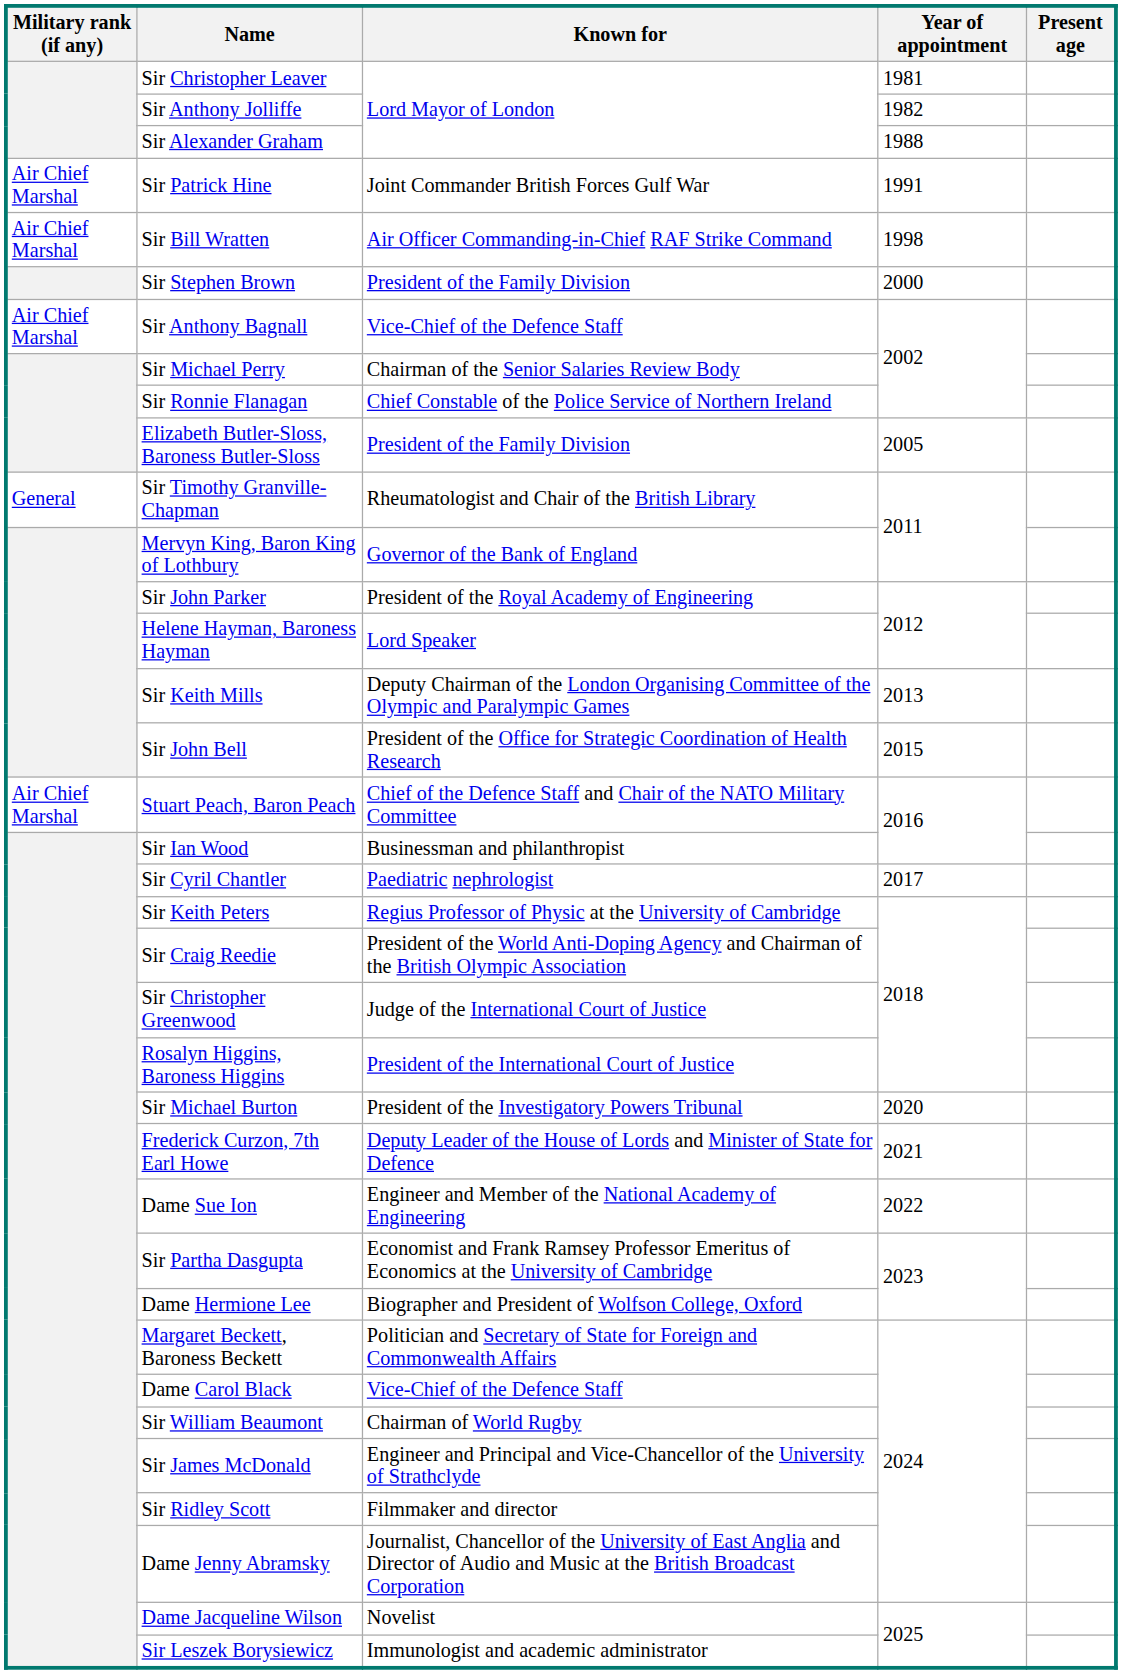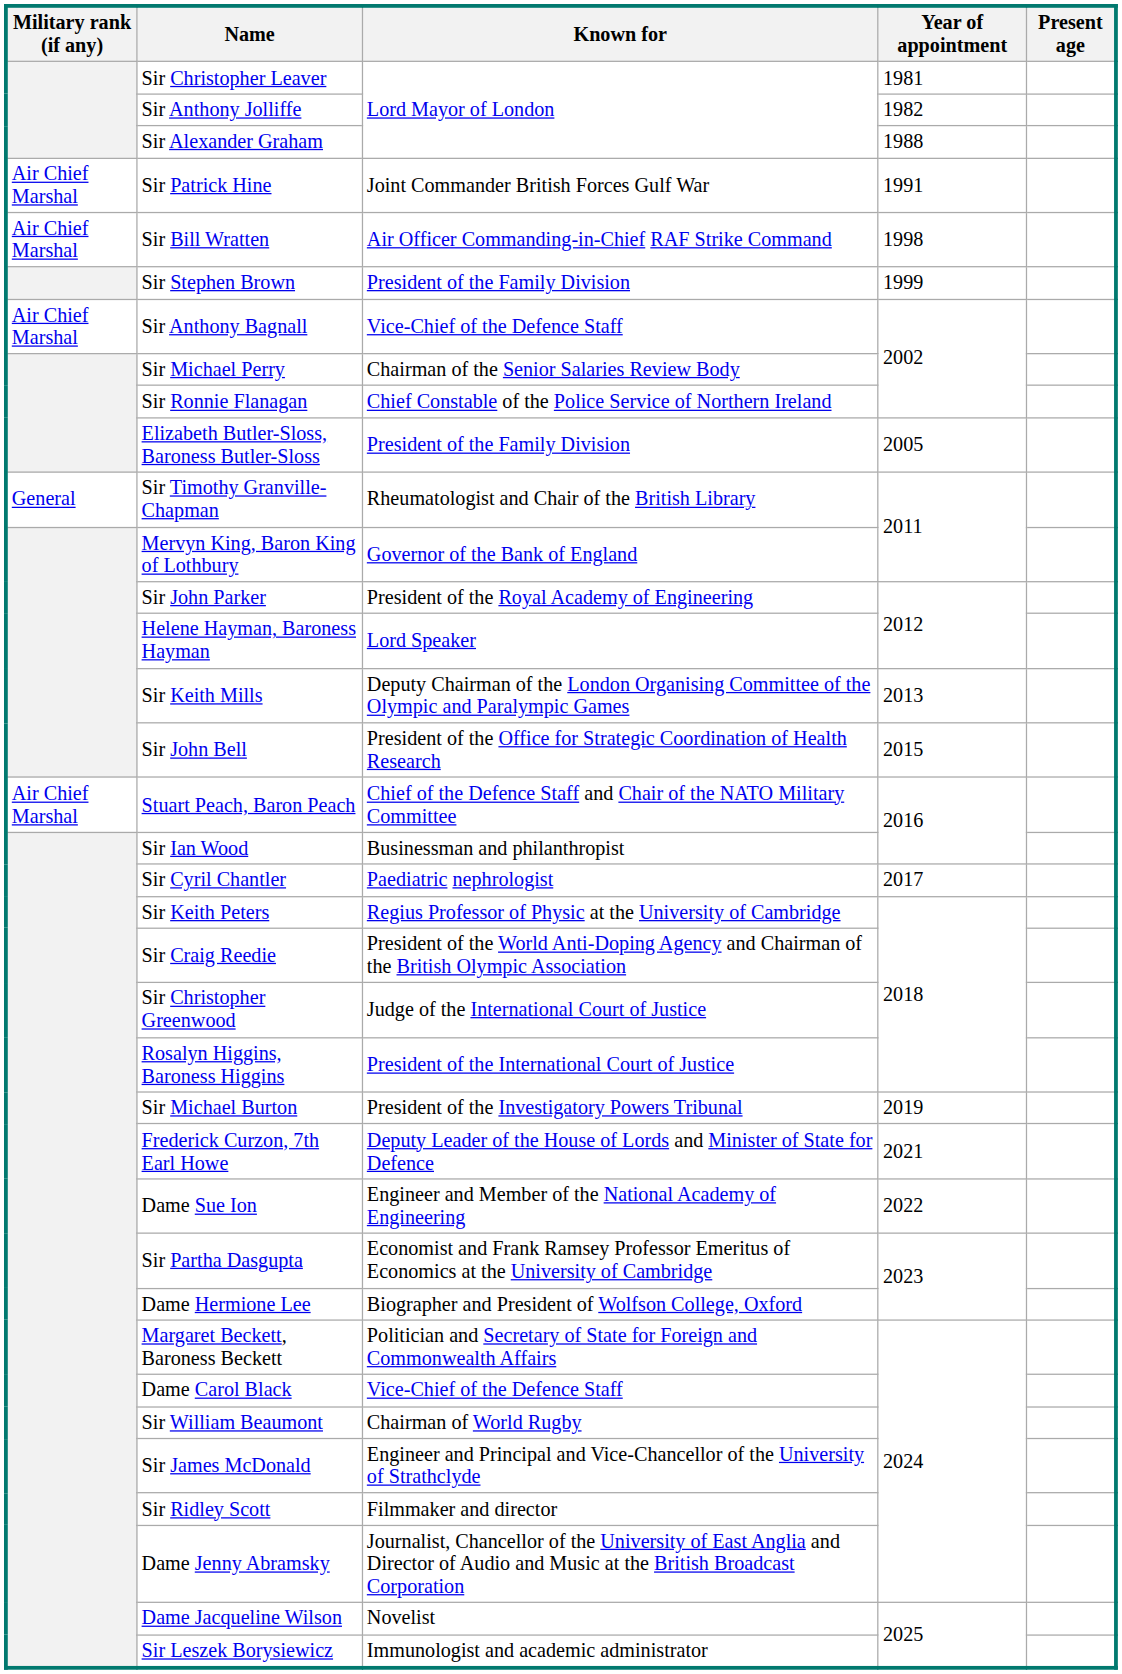(903, 282) 2000 -> (903, 282) 1999
(903, 1107) 2020 -> (903, 1107) 2019
